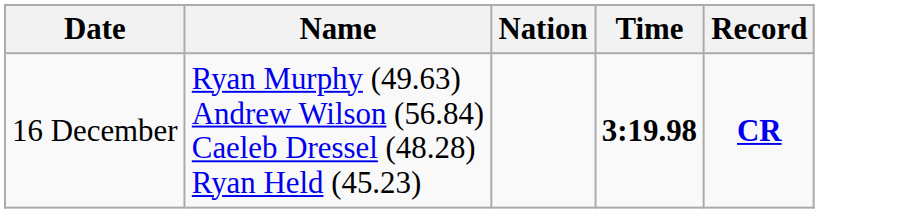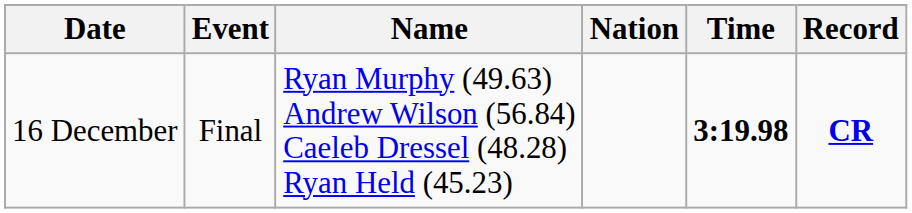+ column: (230, 28)
